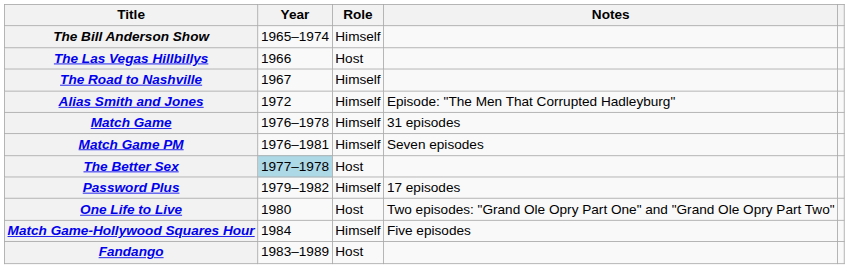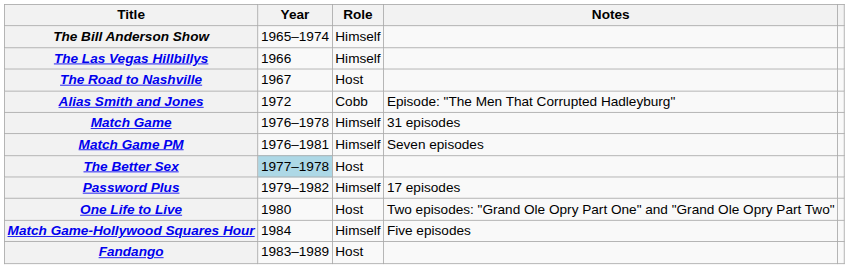(349, 58) Host -> (358, 58) Himself
(358, 79) Himself -> (349, 79) Host
(358, 101) Himself -> (352, 101) Cobb
